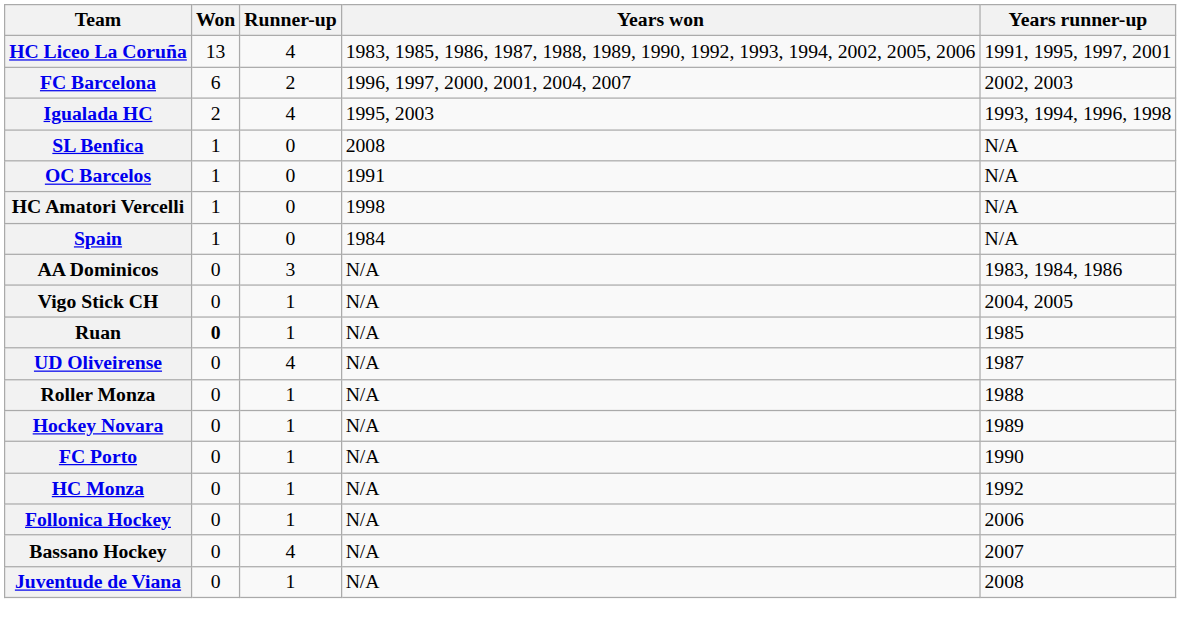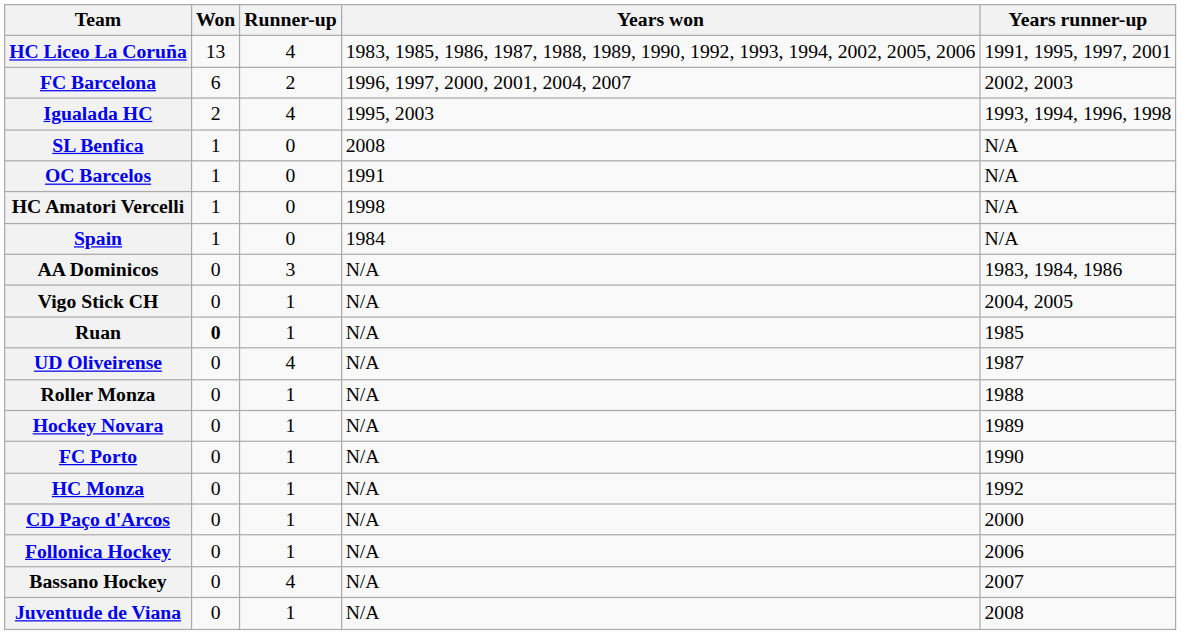+ row: (98, 519)
